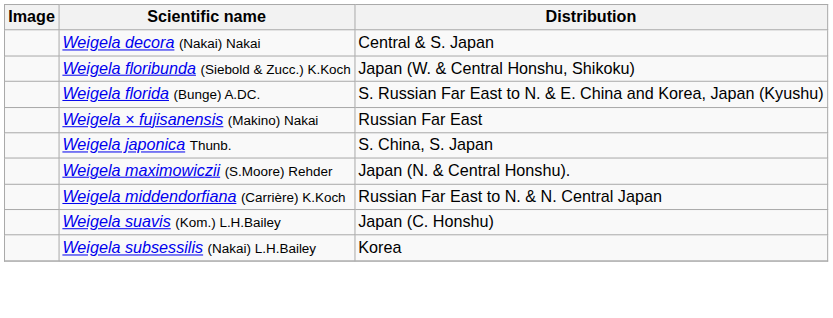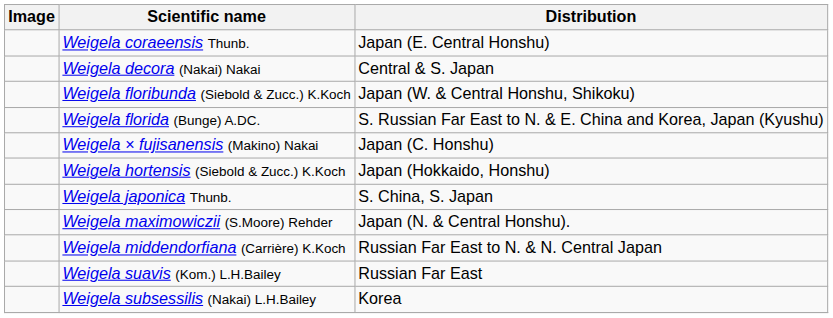+ row: (156, 42)
(420, 119) Russian Far East -> (426, 145) Japan (C. Honshu)
+ row: (204, 171)
(426, 222) Japan (C. Honshu) -> (420, 273) Russian Far East
